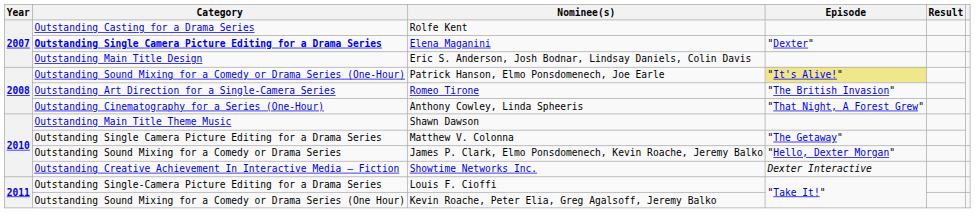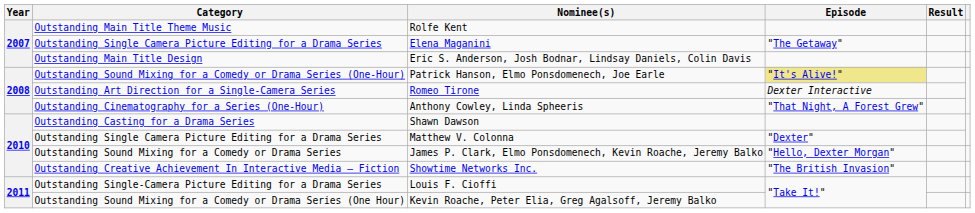(144, 28) Outstanding Casting for a Drama Series -> (133, 28) Outstanding Main Title Theme Music
(208, 44) bold -> (208, 44) normal
(791, 44) "Dexter" -> (805, 44) "The Getaway"
(831, 91) "The British Invasion" -> (820, 91) Dexter Interactive
(133, 122) Outstanding Main Title Theme Music -> (144, 122) Outstanding Casting for a Drama Series
(805, 138) "The Getaway" -> (791, 138) "Dexter"
(820, 169) Dexter Interactive -> (831, 169) "The British Invasion"
